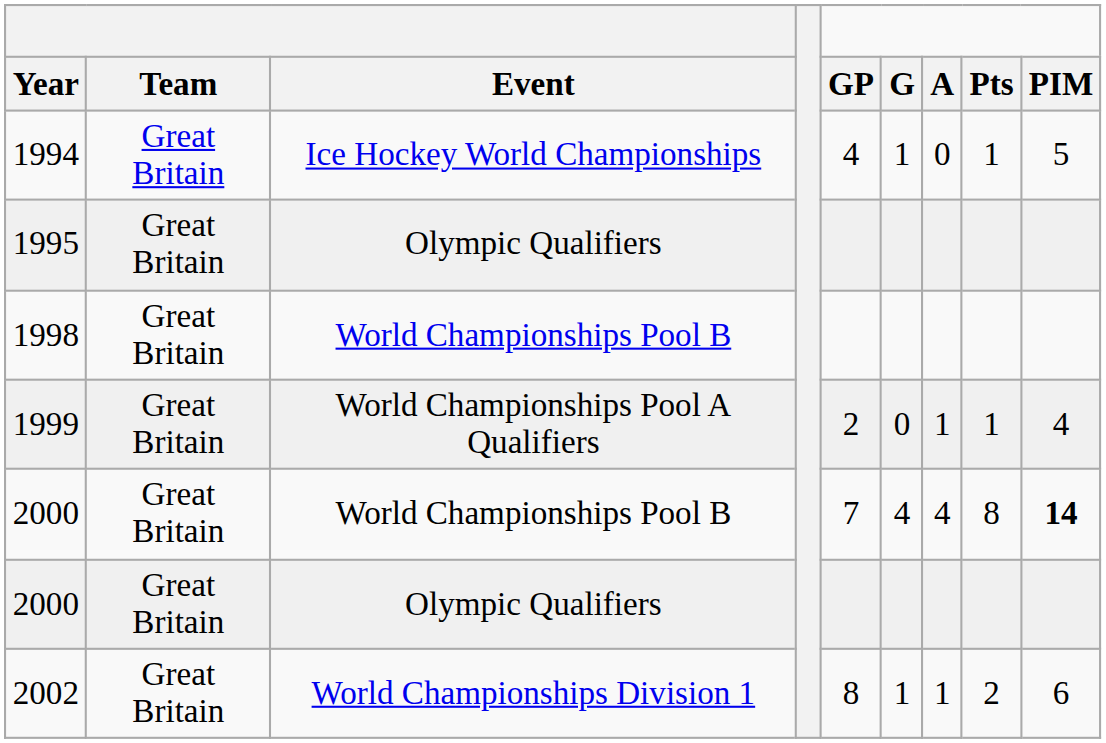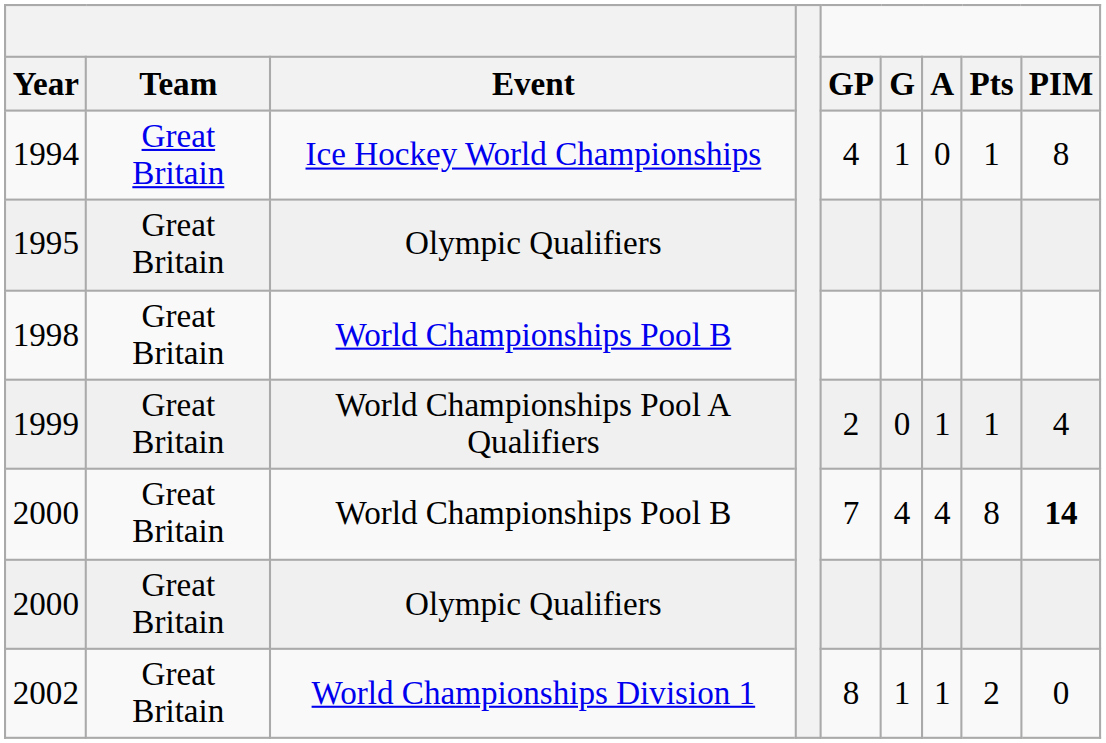(1061, 154) 5 -> (1061, 154) 8
(1061, 693) 6 -> (1061, 693) 0
